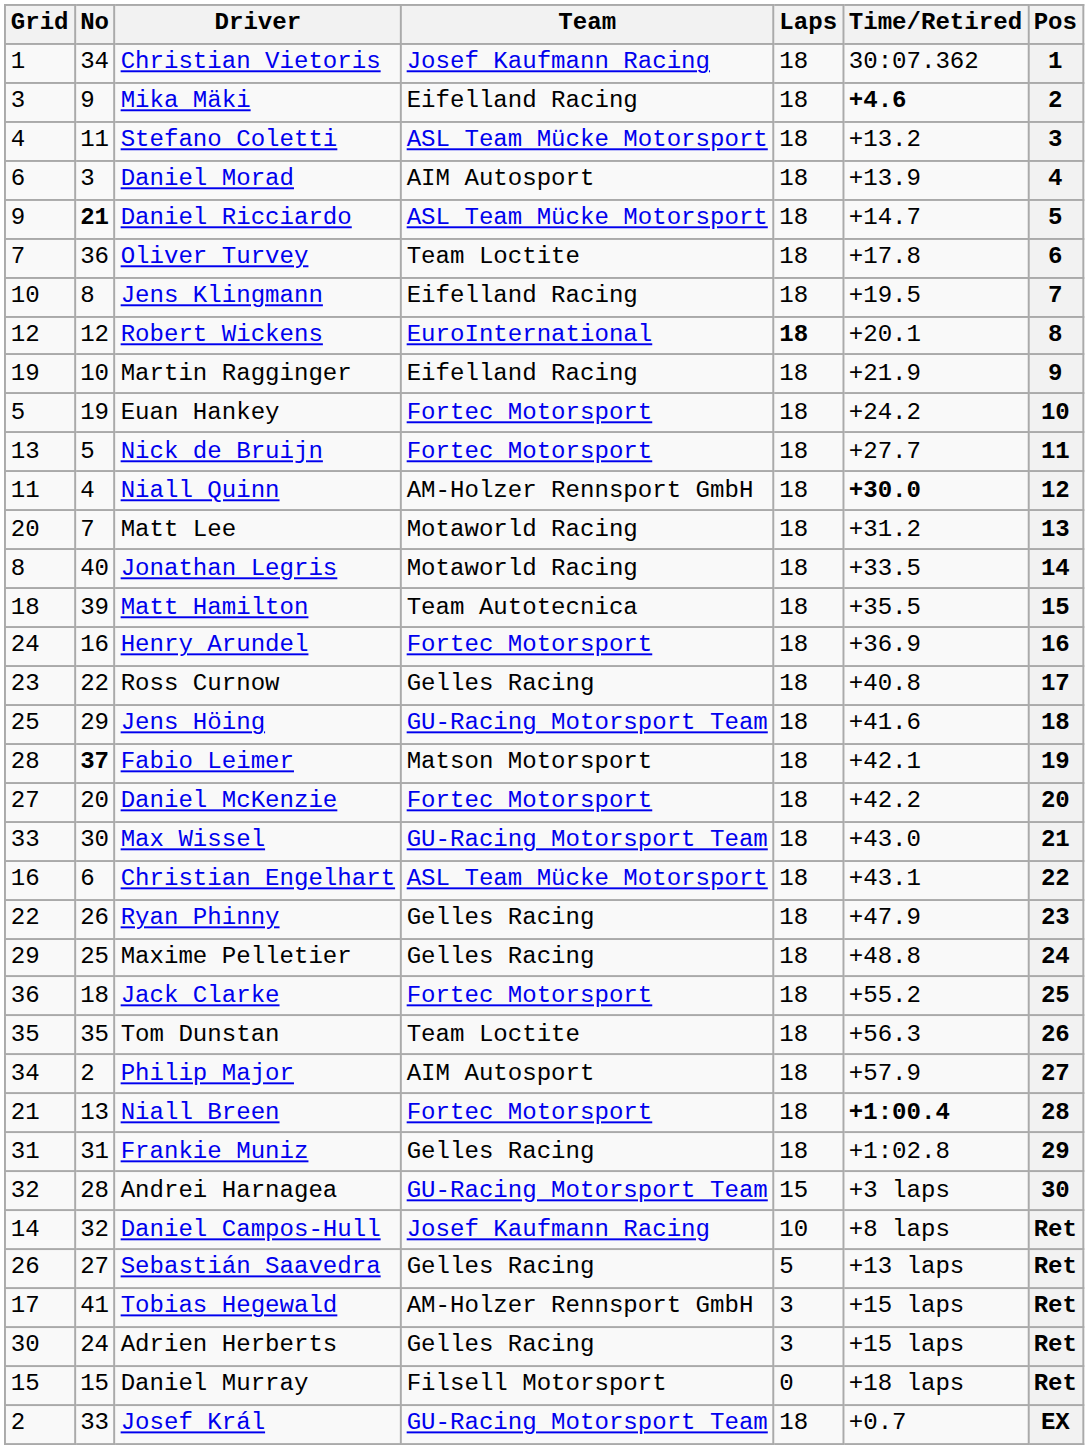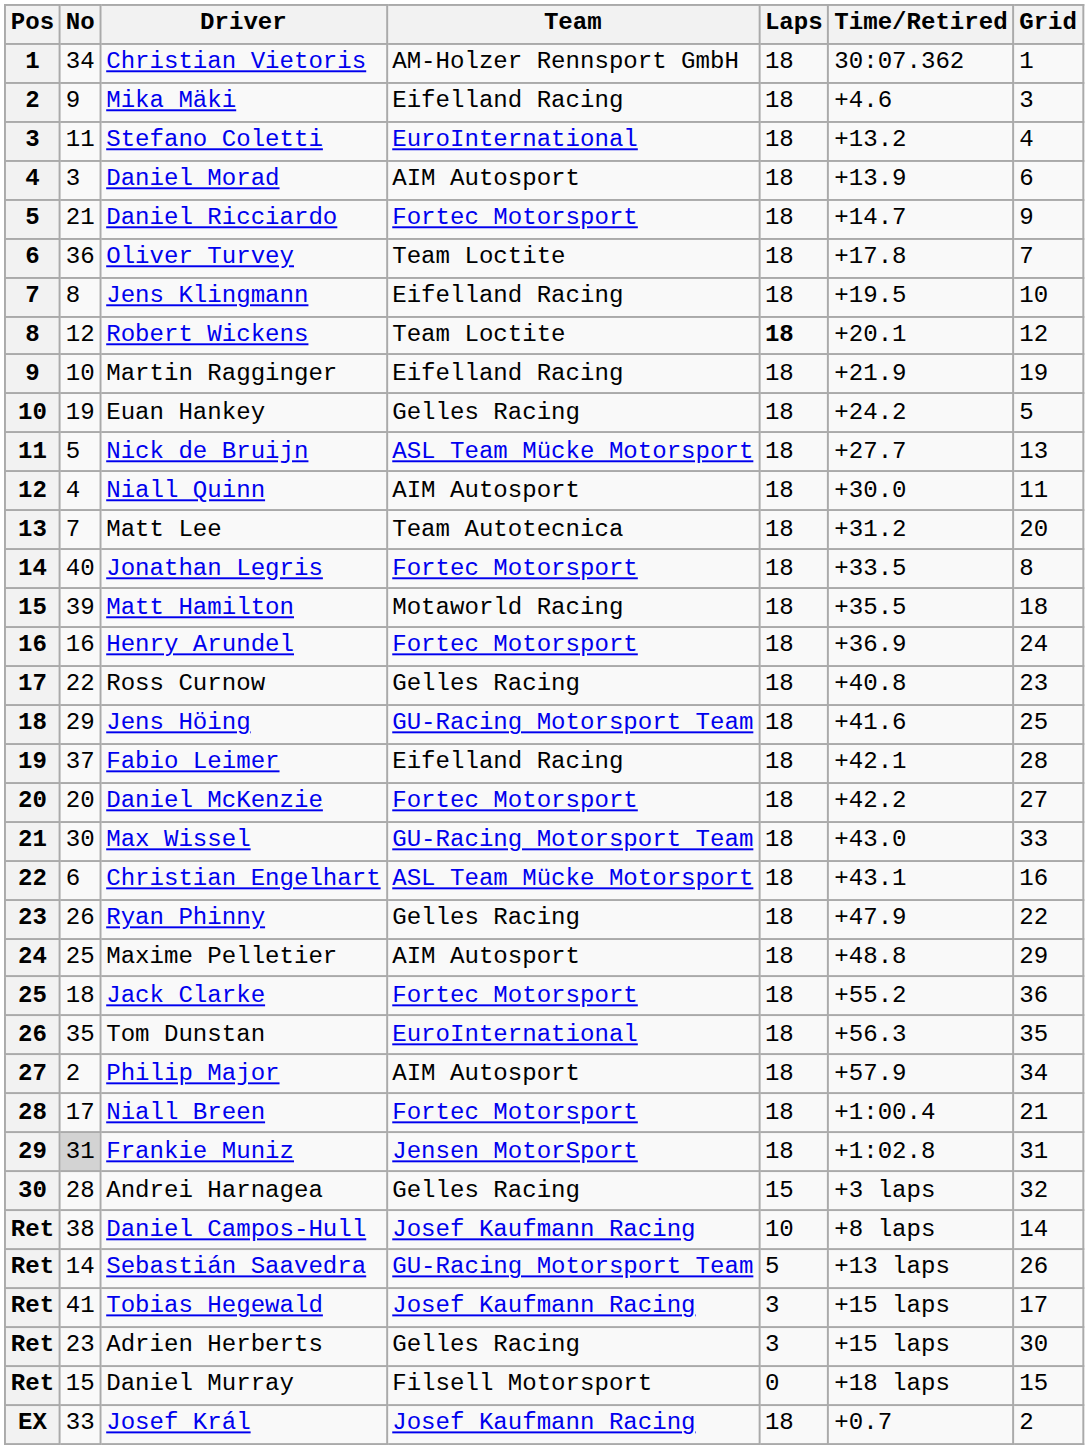columns swapped: (1055, 25) <-> (40, 25)
(558, 64) Josef Kaufmann Racing -> (566, 64) AM-Holzer Rennsport GmbH
(878, 103) bold -> (863, 103) normal
(587, 141) ASL Team Mücke Motorsport -> (515, 141) EuroInternational
(95, 219) bold -> (80, 219) normal
(587, 219) ASL Team Mücke Motorsport -> (515, 219) Fortec Motorsport
(529, 336) EuroInternational -> (479, 336) Team Loctite
(529, 414) Fortec Motorsport -> (486, 414) Gelles Racing
(529, 452) Fortec Motorsport -> (573, 452) ASL Team Mücke Motorsport
(580, 491) AM-Holzer Rennsport GmbH -> (486, 491) AIM Autosport
(885, 491) bold -> (870, 491) normal
(522, 530) Motaworld Racing -> (508, 530) Team Autotecnica
(522, 569) Motaworld Racing -> (515, 569) Fortec Motorsport
(522, 608) Team Autotecnica -> (508, 608) Motaworld Racing
(95, 763) bold -> (80, 763) normal
(529, 763) Matson Motorsport -> (508, 763) Eifelland Racing
(501, 958) Gelles Racing -> (486, 958) AIM Autosport
(493, 1036) Team Loctite -> (515, 1036) EuroInternational
(95, 1113) 13 -> (80, 1113) 17
(899, 1113) bold -> (885, 1113) normal
(95, 1152) no background -> (80, 1152) lightgrey background
(501, 1152) Gelles Racing -> (515, 1152) Jensen MotorSport
(587, 1191) GU-Racing Motorsport Team -> (486, 1191) Gelles Racing
(95, 1230) 32 -> (80, 1230) 38
(95, 1269) 27 -> (80, 1269) 14
(501, 1269) Gelles Racing -> (573, 1269) GU-Racing Motorsport Team
(580, 1308) AM-Holzer Rennsport GmbH -> (544, 1308) Josef Kaufmann Racing
(95, 1347) 24 -> (80, 1347) 23
(587, 1424) GU-Racing Motorsport Team -> (544, 1424) Josef Kaufmann Racing
